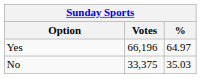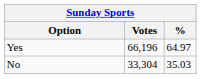(142, 64) 33,375 -> (142, 64) 33,304
